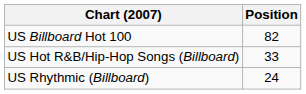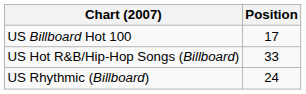(272, 36) 82 -> (272, 36) 17
